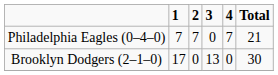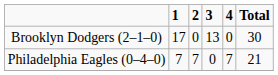rows swapped: (87, 37) <-> (87, 59)
